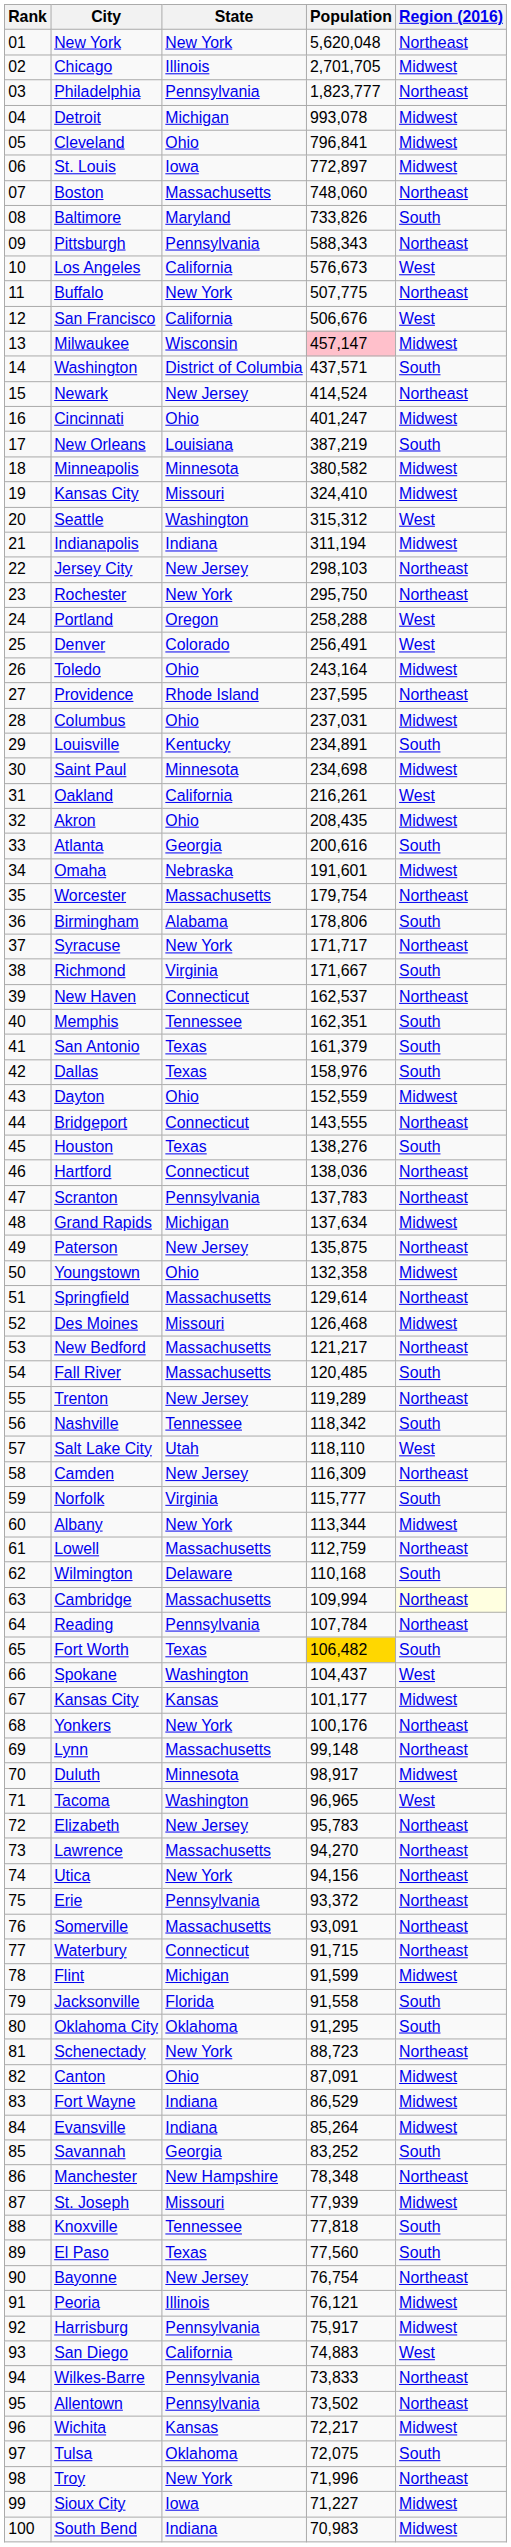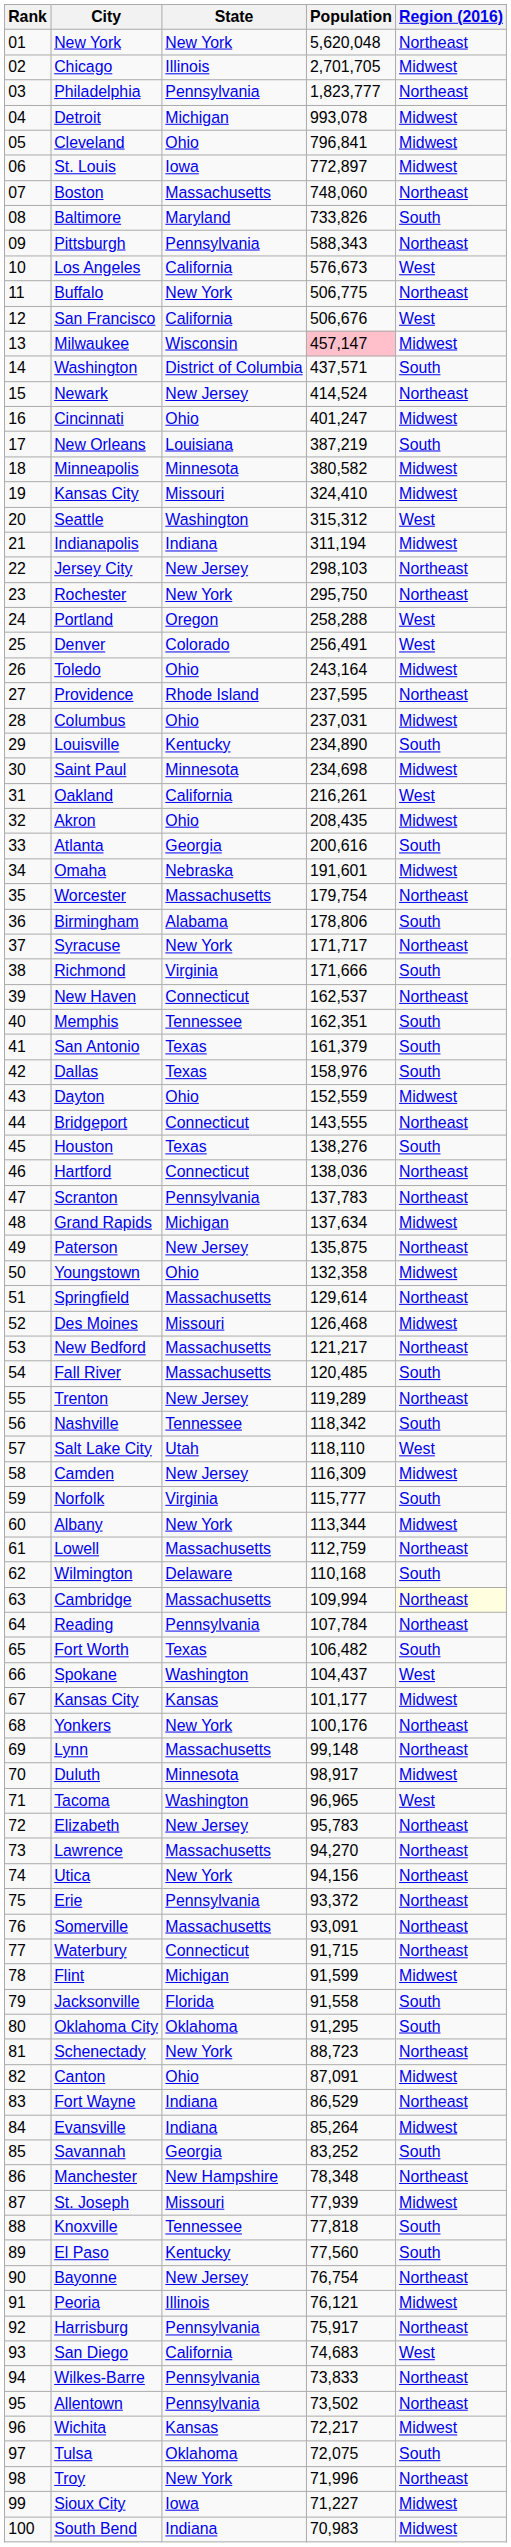(339, 293) 507,775 -> (339, 293) 506,775
(339, 745) 234,891 -> (339, 745) 234,890
(339, 971) 171,667 -> (339, 971) 171,666
(433, 1474) Northeast -> (428, 1474) Midwest
(339, 1649) gold background -> (339, 1649) no background
(428, 2102) Midwest -> (433, 2102) Northeast
(186, 2252) Texas -> (198, 2252) Kentucky
(428, 2328) Midwest -> (433, 2328) Northeast
(334, 2353) 74,883 -> (334, 2353) 74,683
